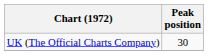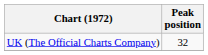(183, 42) 30 -> (183, 42) 32
